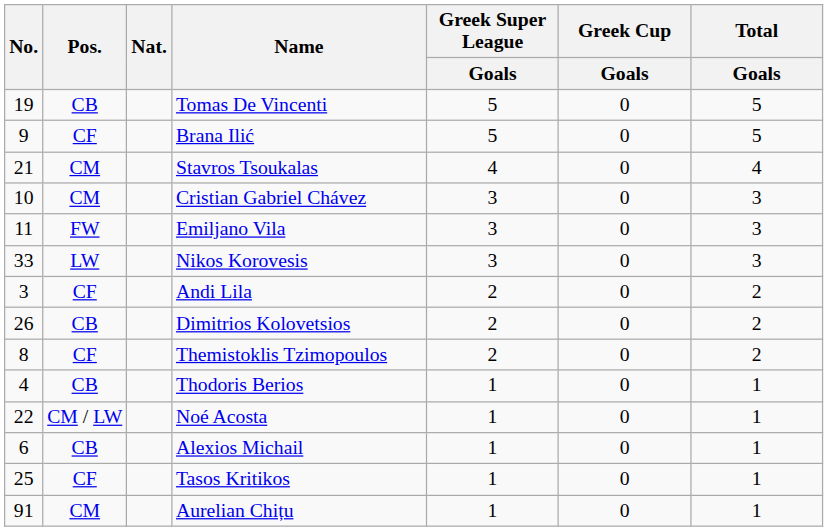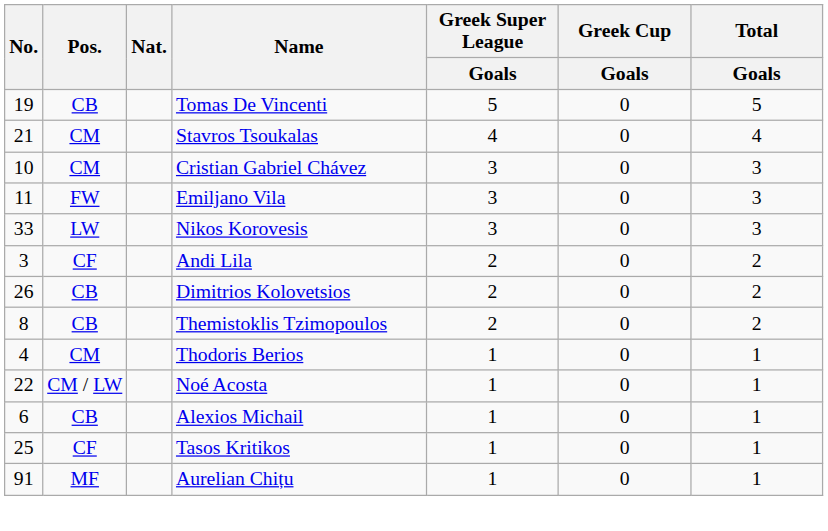- row: (215, 135)
(85, 354) CF -> (85, 323) CB
(85, 385) CB -> (85, 354) CM
(85, 510) CM -> (85, 479) MF
